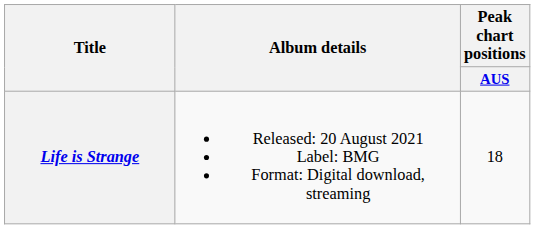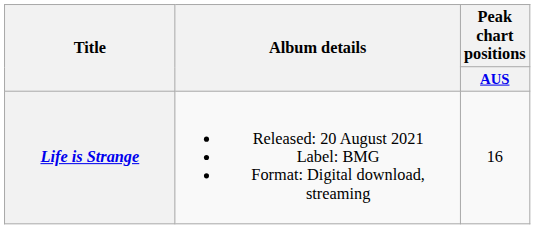(495, 157) 18 -> (495, 157) 16
